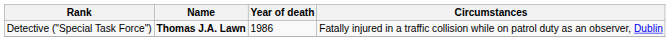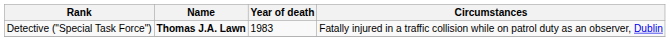(262, 29) 1986 -> (262, 29) 1983
